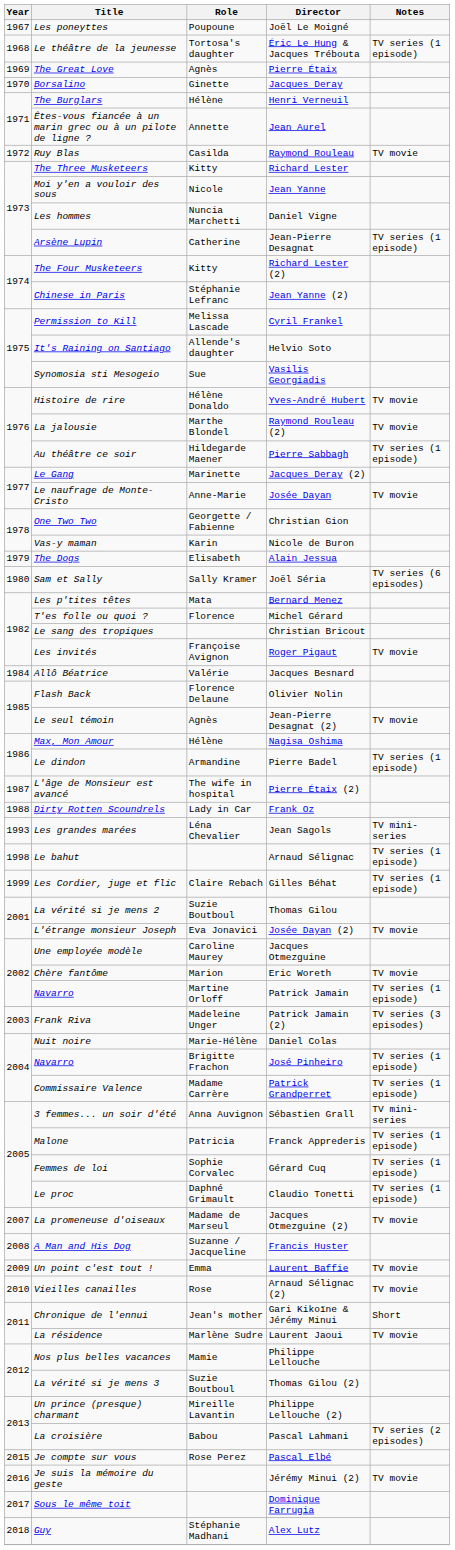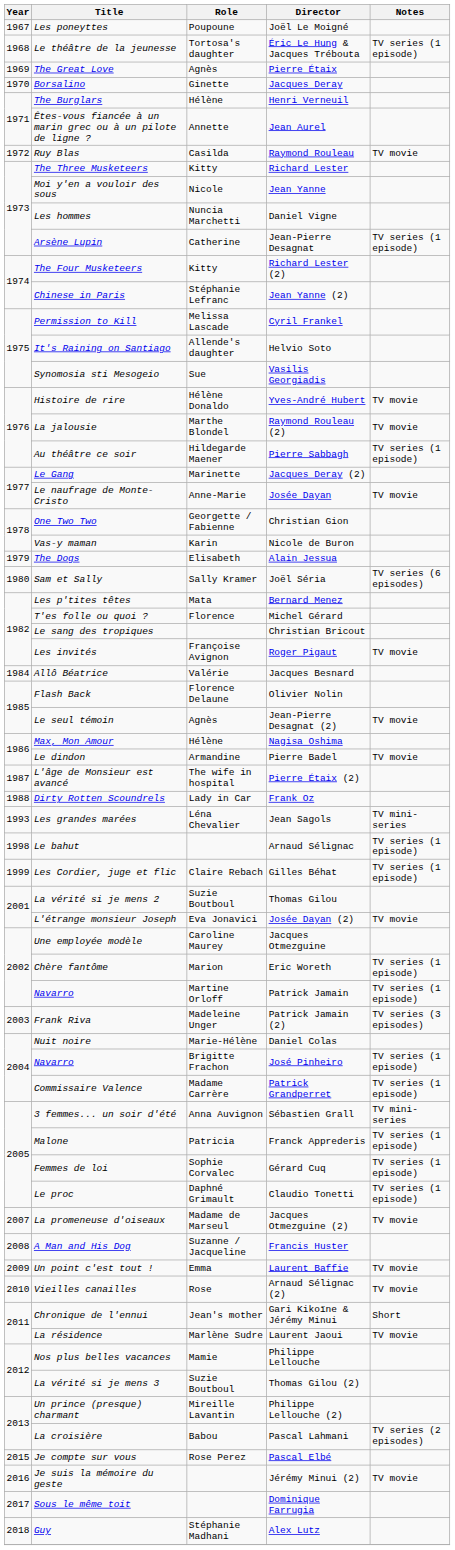(407, 762) TV series (1 episode) -> (395, 757) TV movie
(395, 973) TV movie -> (407, 967) TV series (1 episode)
